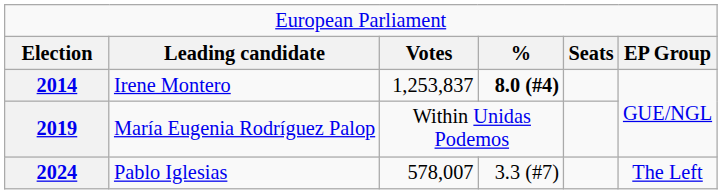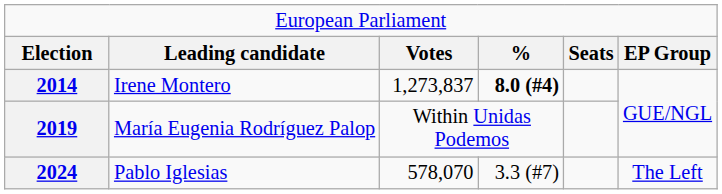(433, 85) 1,253,837 -> (433, 85) 1,273,837
(440, 172) 578,007 -> (440, 172) 578,070
